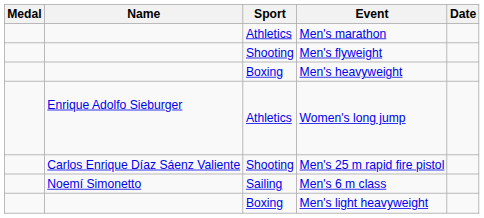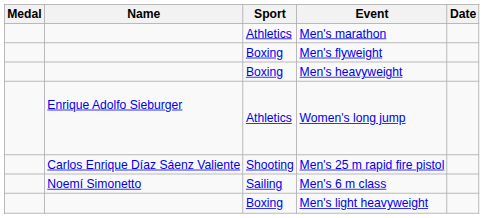(270, 53) Shooting -> (264, 53) Boxing
